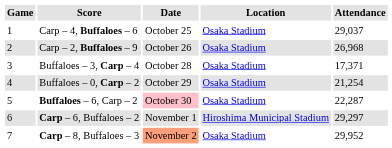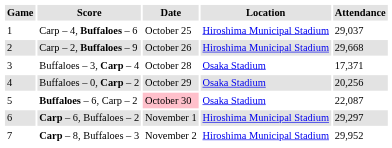(234, 30) Osaka Stadium -> (266, 30) Hiroshima Municipal Stadium
(234, 48) Osaka Stadium -> (266, 48) Hiroshima Municipal Stadium
(349, 48) 26,968 -> (349, 48) 29,668
(349, 83) 21,254 -> (349, 83) 20,256
(349, 100) 22,287 -> (349, 100) 22,087
(171, 135) lightsalmon background -> (171, 135) no background
(234, 135) Osaka Stadium -> (266, 135) Hiroshima Municipal Stadium
